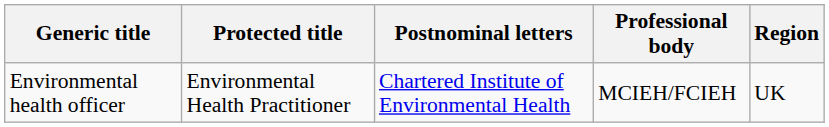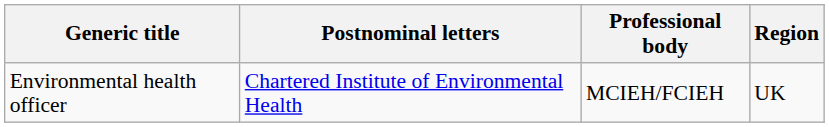- column: (278, 33)
